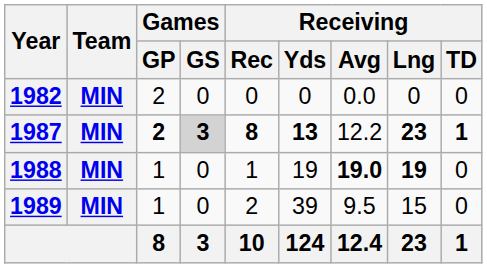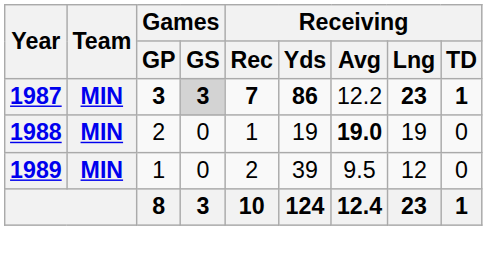- row: (36, 96)
(159, 133) 2 -> (159, 96) 3
(252, 133) 8 -> (252, 96) 7
(305, 133) 13 -> (305, 96) 86
(159, 170) 1 -> (159, 133) 2
(414, 170) bold -> (414, 133) normal
(414, 206) 15 -> (414, 170) 12
